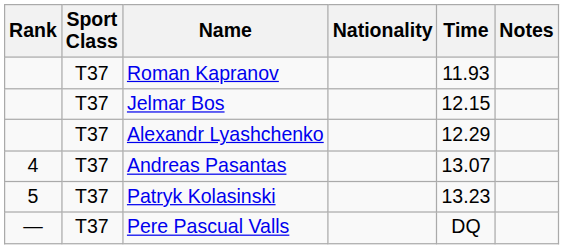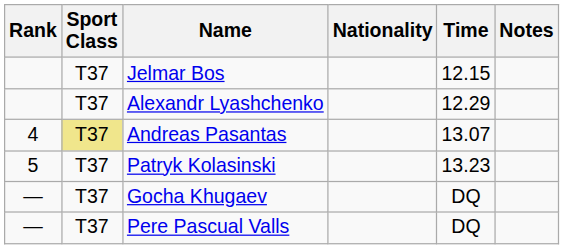- row: (203, 72)
(92, 165) no background -> (92, 134) khaki background
+ row: (197, 196)
